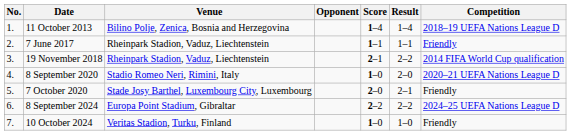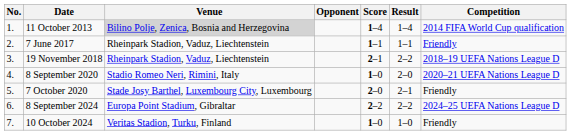(198, 28) no background -> (198, 28) lightgrey background
(491, 28) 2018–19 UEFA Nations League D -> (494, 28) 2014 FIFA World Cup qualification
(494, 59) 2014 FIFA World Cup qualification -> (491, 59) 2018–19 UEFA Nations League D
